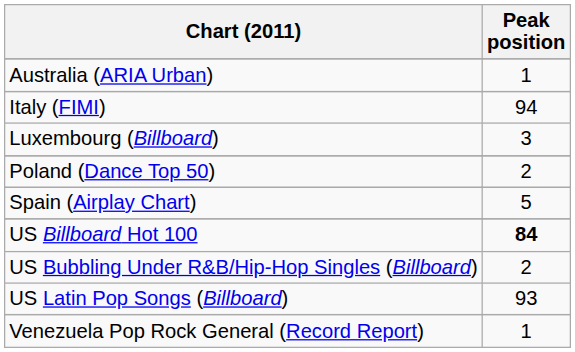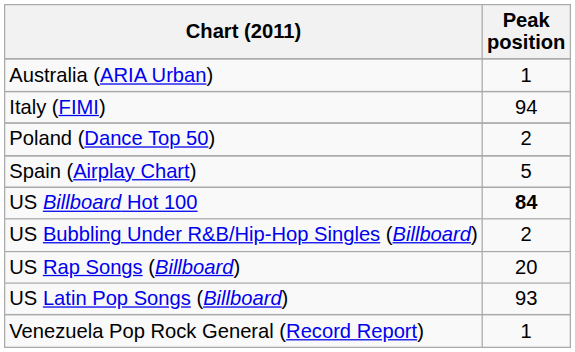- row: (114, 139)
+ row: (125, 266)
